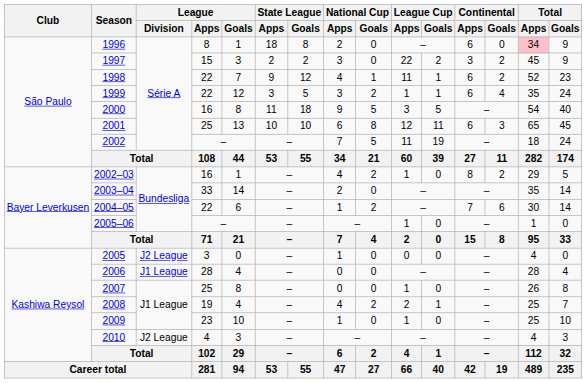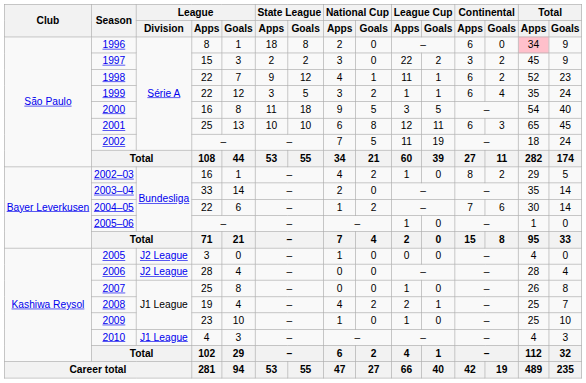(164, 272) J1 League -> (164, 272) J2 League
(164, 337) J2 League -> (164, 337) J1 League
